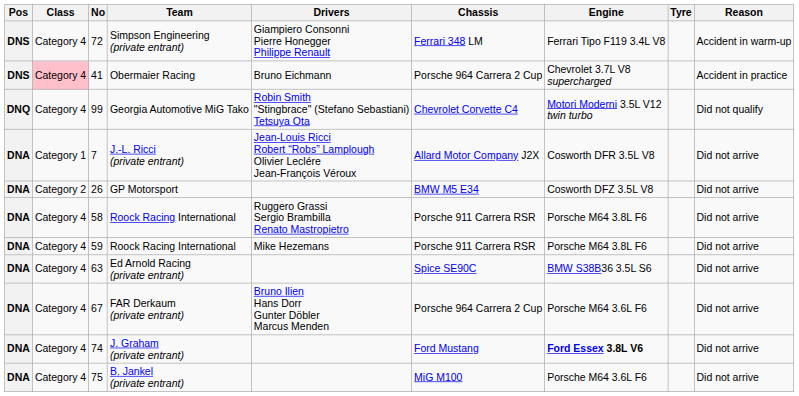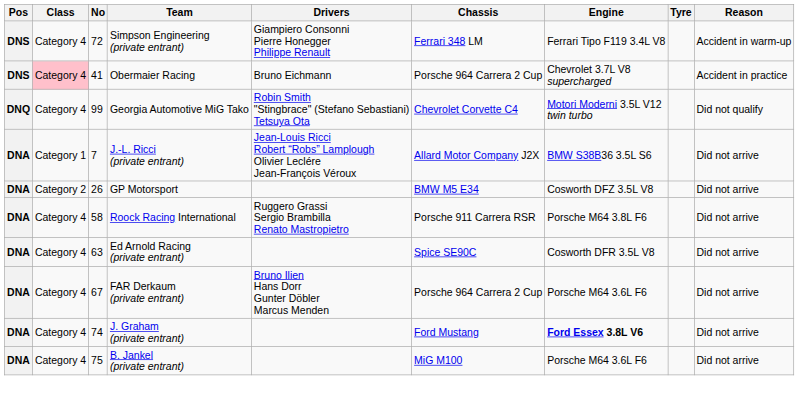(601, 155) Cosworth DFR 3.5L V8 -> (599, 155) BMW S38B36 3.5L S6
- row: (97, 246)
(599, 269) BMW S38B36 3.5L S6 -> (601, 252) Cosworth DFR 3.5L V8
